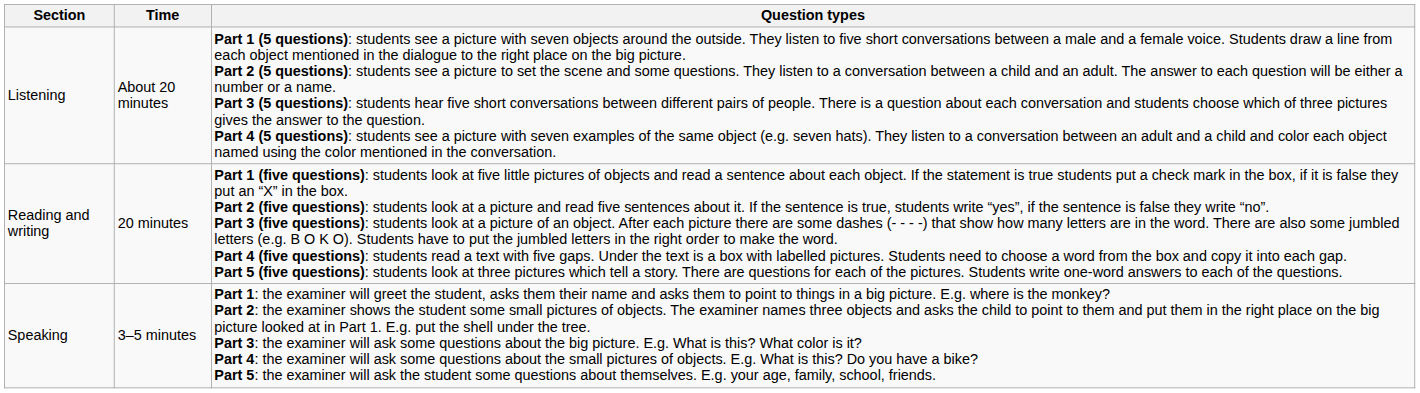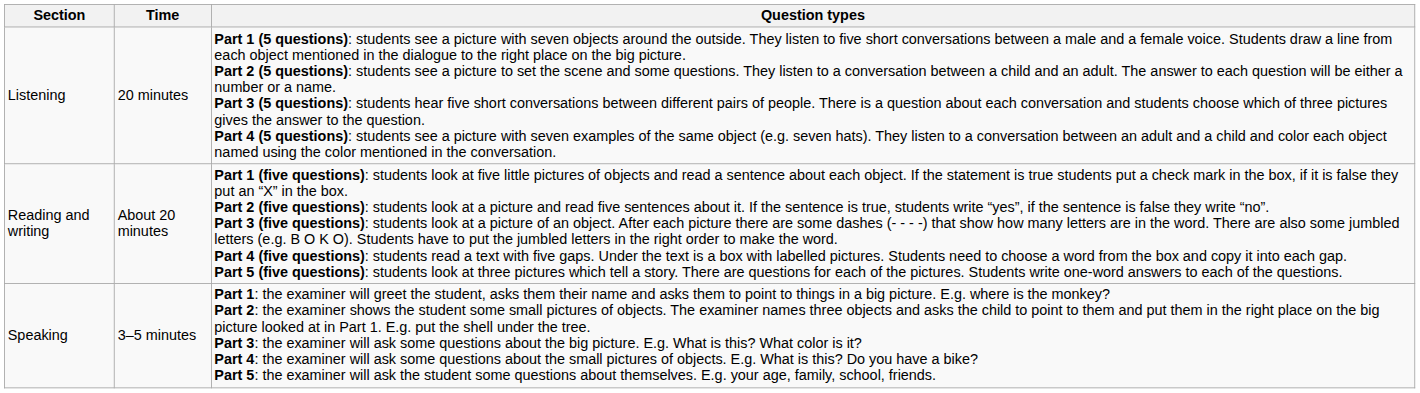(146, 95) About 20 minutes -> (153, 95) 20 minutes
(153, 223) 20 minutes -> (146, 223) About 20 minutes
